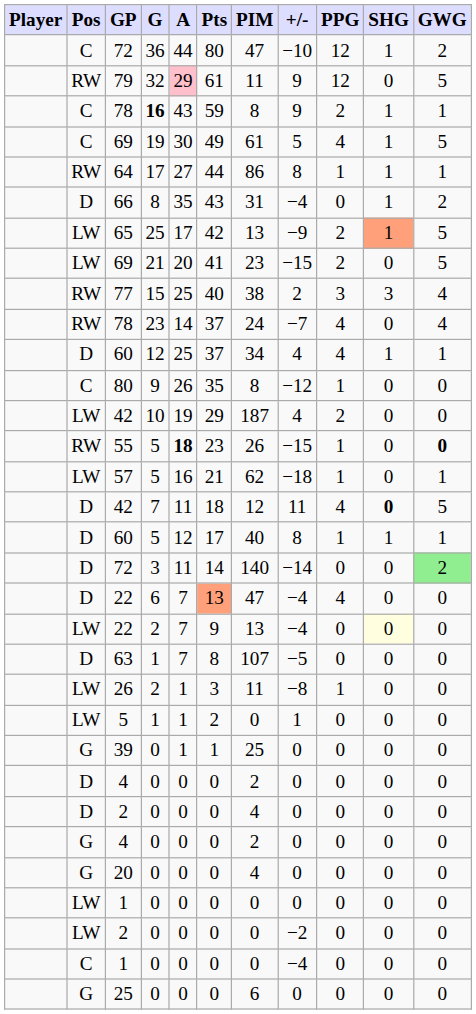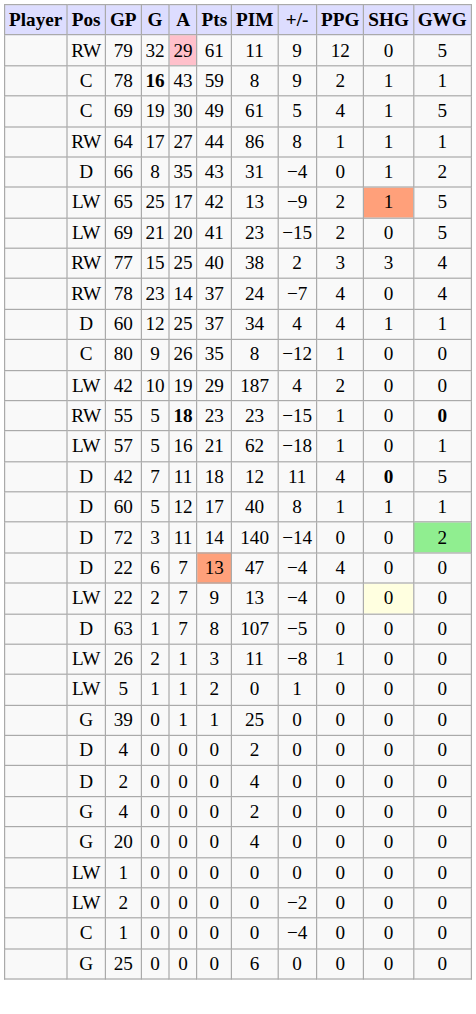- row: (86, 50)
(255, 446) 26 -> (255, 415) 23
